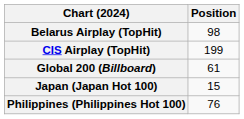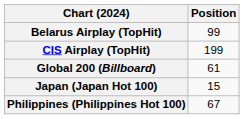(214, 31) 98 -> (214, 31) 99
(214, 104) 76 -> (214, 104) 67
